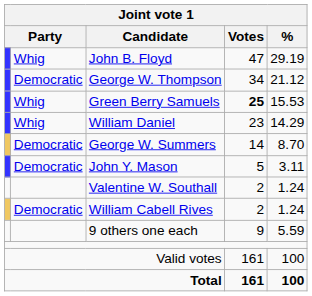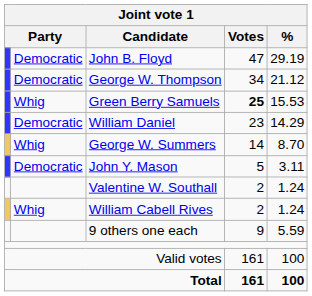(29, 58) Whig -> (48, 58) Democratic
(29, 123) Whig -> (48, 123) Democratic
(48, 144) Democratic -> (29, 144) Whig
(48, 209) Democratic -> (29, 209) Whig
